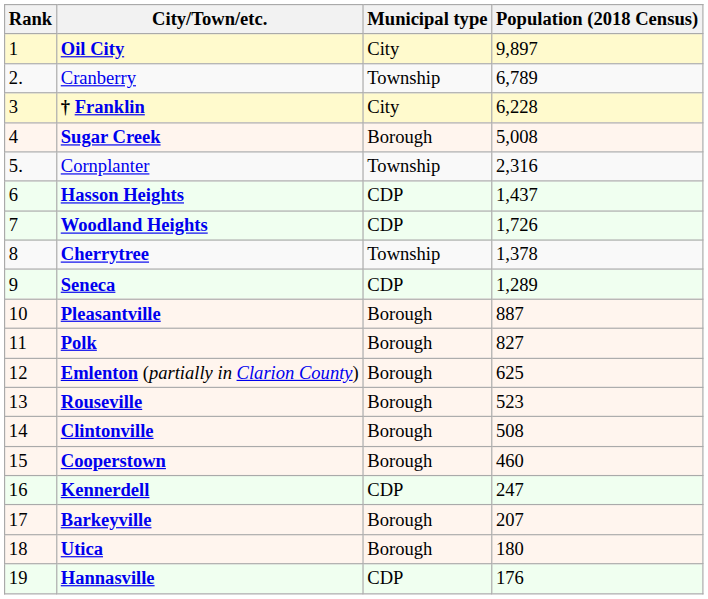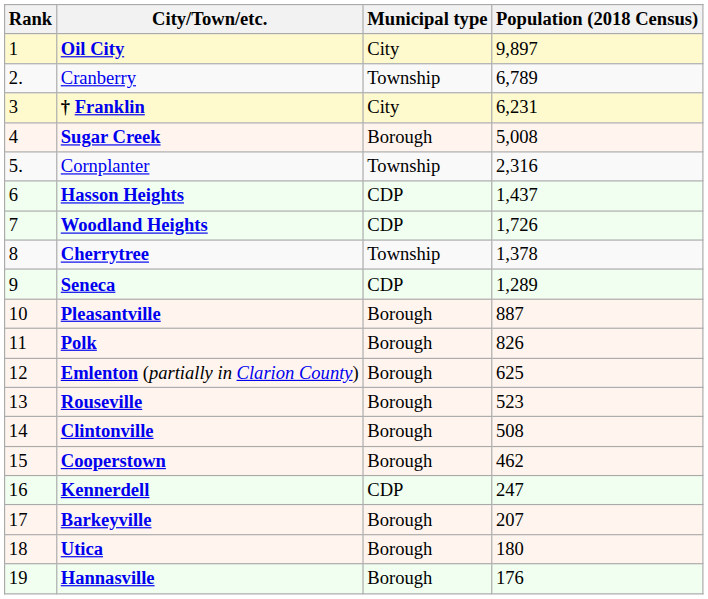(517, 107) 6,228 -> (517, 107) 6,231
(510, 343) 827 -> (510, 343) 826
(510, 460) 460 -> (510, 460) 462
(385, 578) CDP -> (400, 578) Borough
